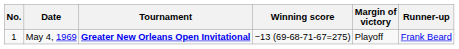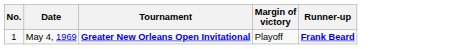- column: (303, 17)
(426, 37) normal -> (328, 37) bold
